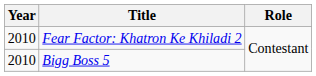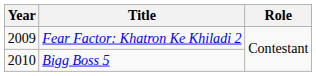(22, 37) 2010 -> (22, 37) 2009
